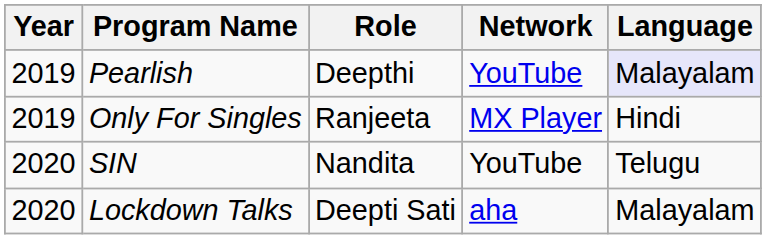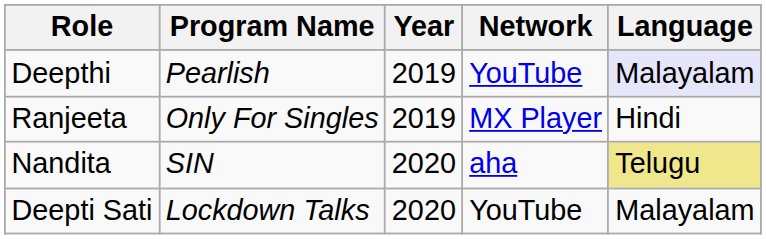columns swapped: (44, 27) <-> (385, 27)
(526, 164) YouTube -> (493, 164) aha
(658, 164) no background -> (658, 164) khaki background
(493, 210) aha -> (526, 210) YouTube
